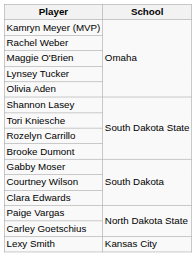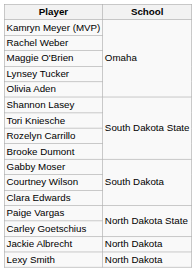+ row: (39, 244)
(131, 244) Kansas City -> (134, 259) North Dakota
